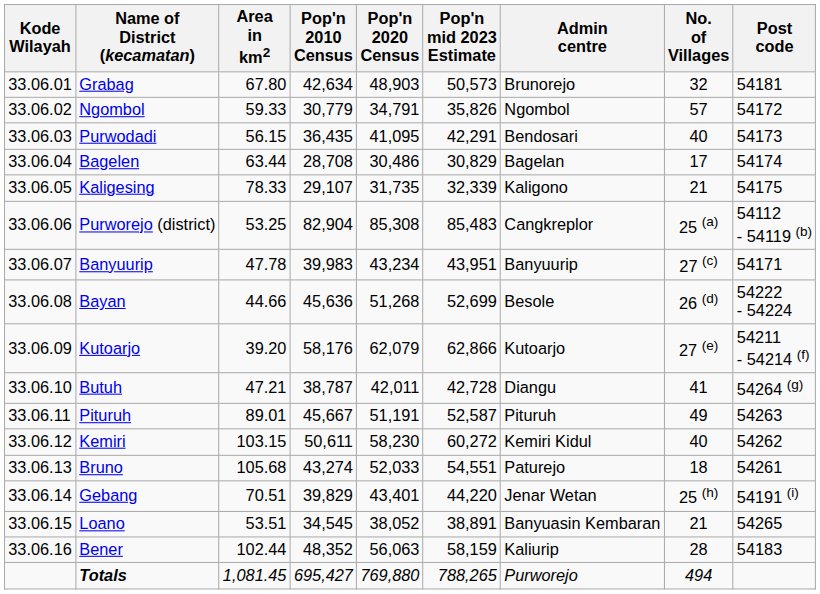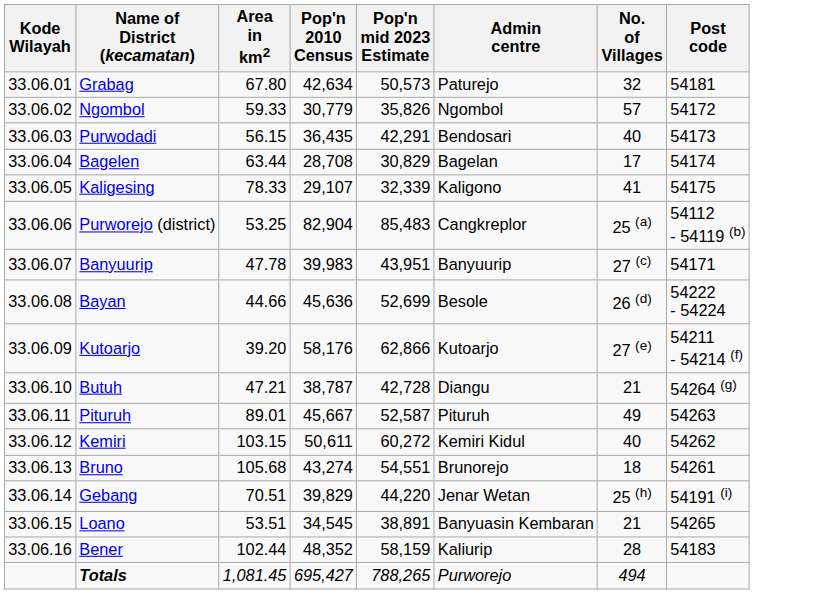- column: (390, 38)
(540, 84) Brunorejo -> (468, 84) Paturejo
(699, 187) 21 -> (632, 187) 41
(699, 387) 41 -> (632, 387) 21
(535, 467) Paturejo -> (473, 467) Brunorejo
